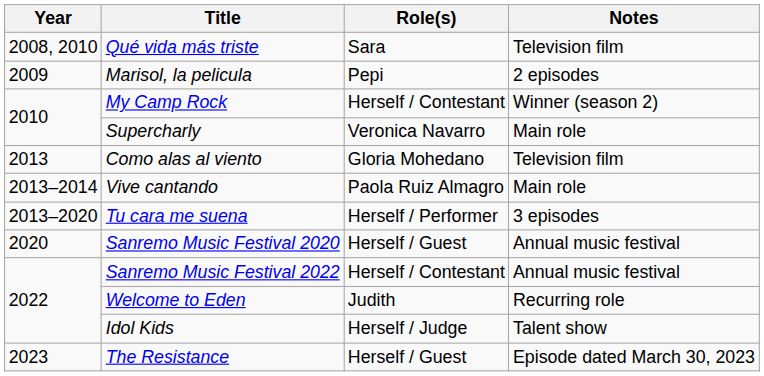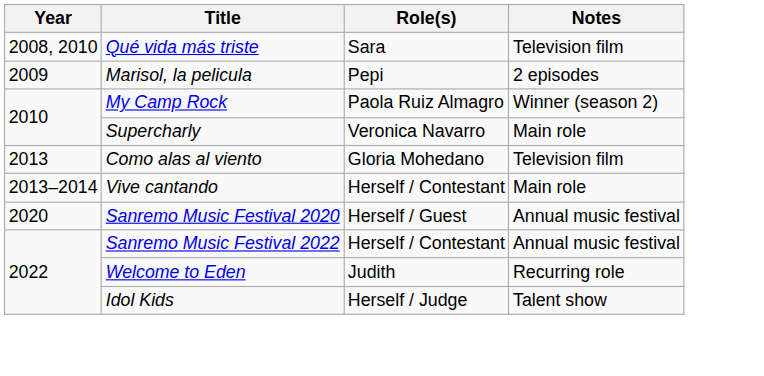(426, 103) Herself / Contestant -> (426, 103) Paola Ruiz Almagro
(426, 187) Paola Ruiz Almagro -> (426, 187) Herself / Contestant
- row: (177, 215)
- row: (167, 356)
